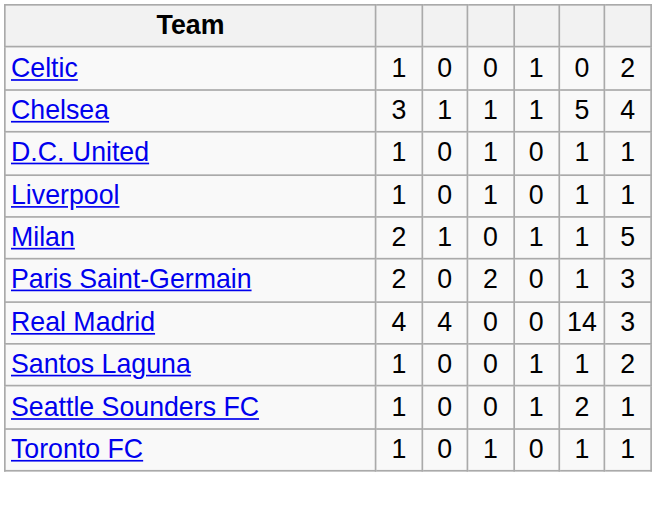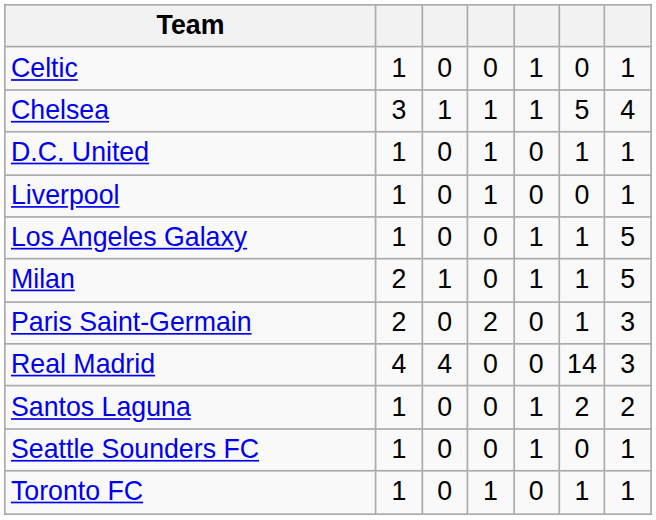(628, 68) 2 -> (628, 68) 1
(582, 195) 1 -> (582, 195) 0
+ row: (129, 237)
(582, 364) 1 -> (582, 407) 2
(582, 407) 2 -> (582, 449) 0
